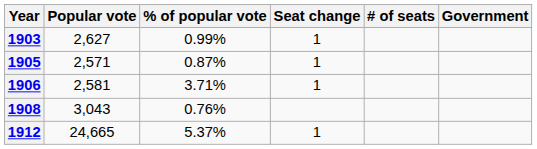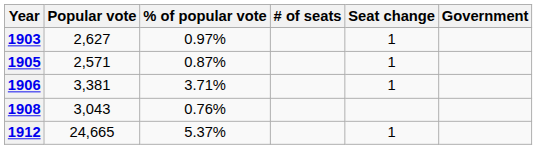columns swapped: (401, 16) <-> (317, 16)
(205, 39) 0.99% -> (205, 39) 0.97%
(92, 86) 2,581 -> (92, 86) 3,381
